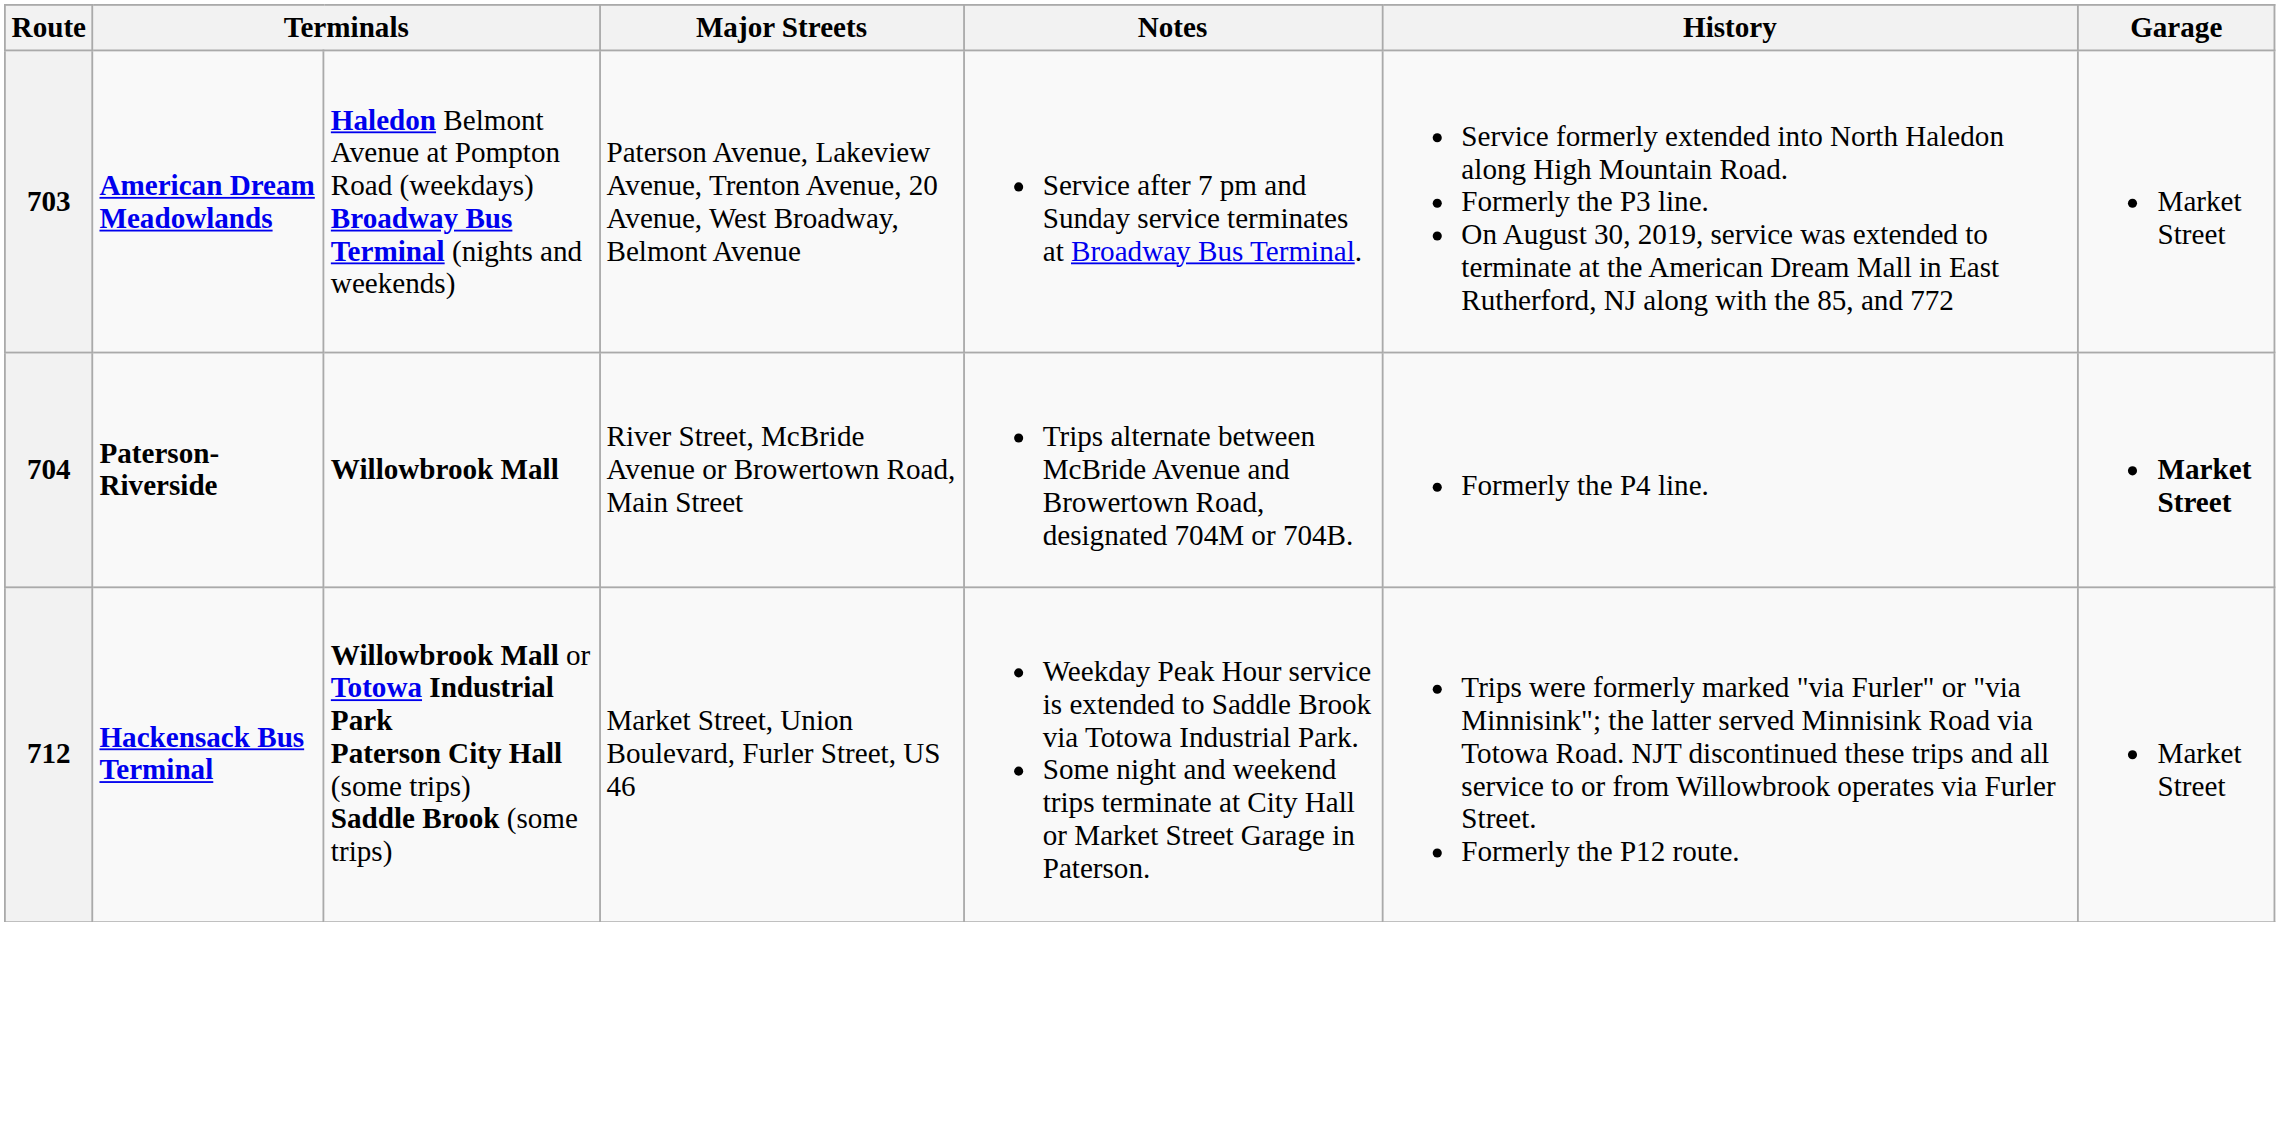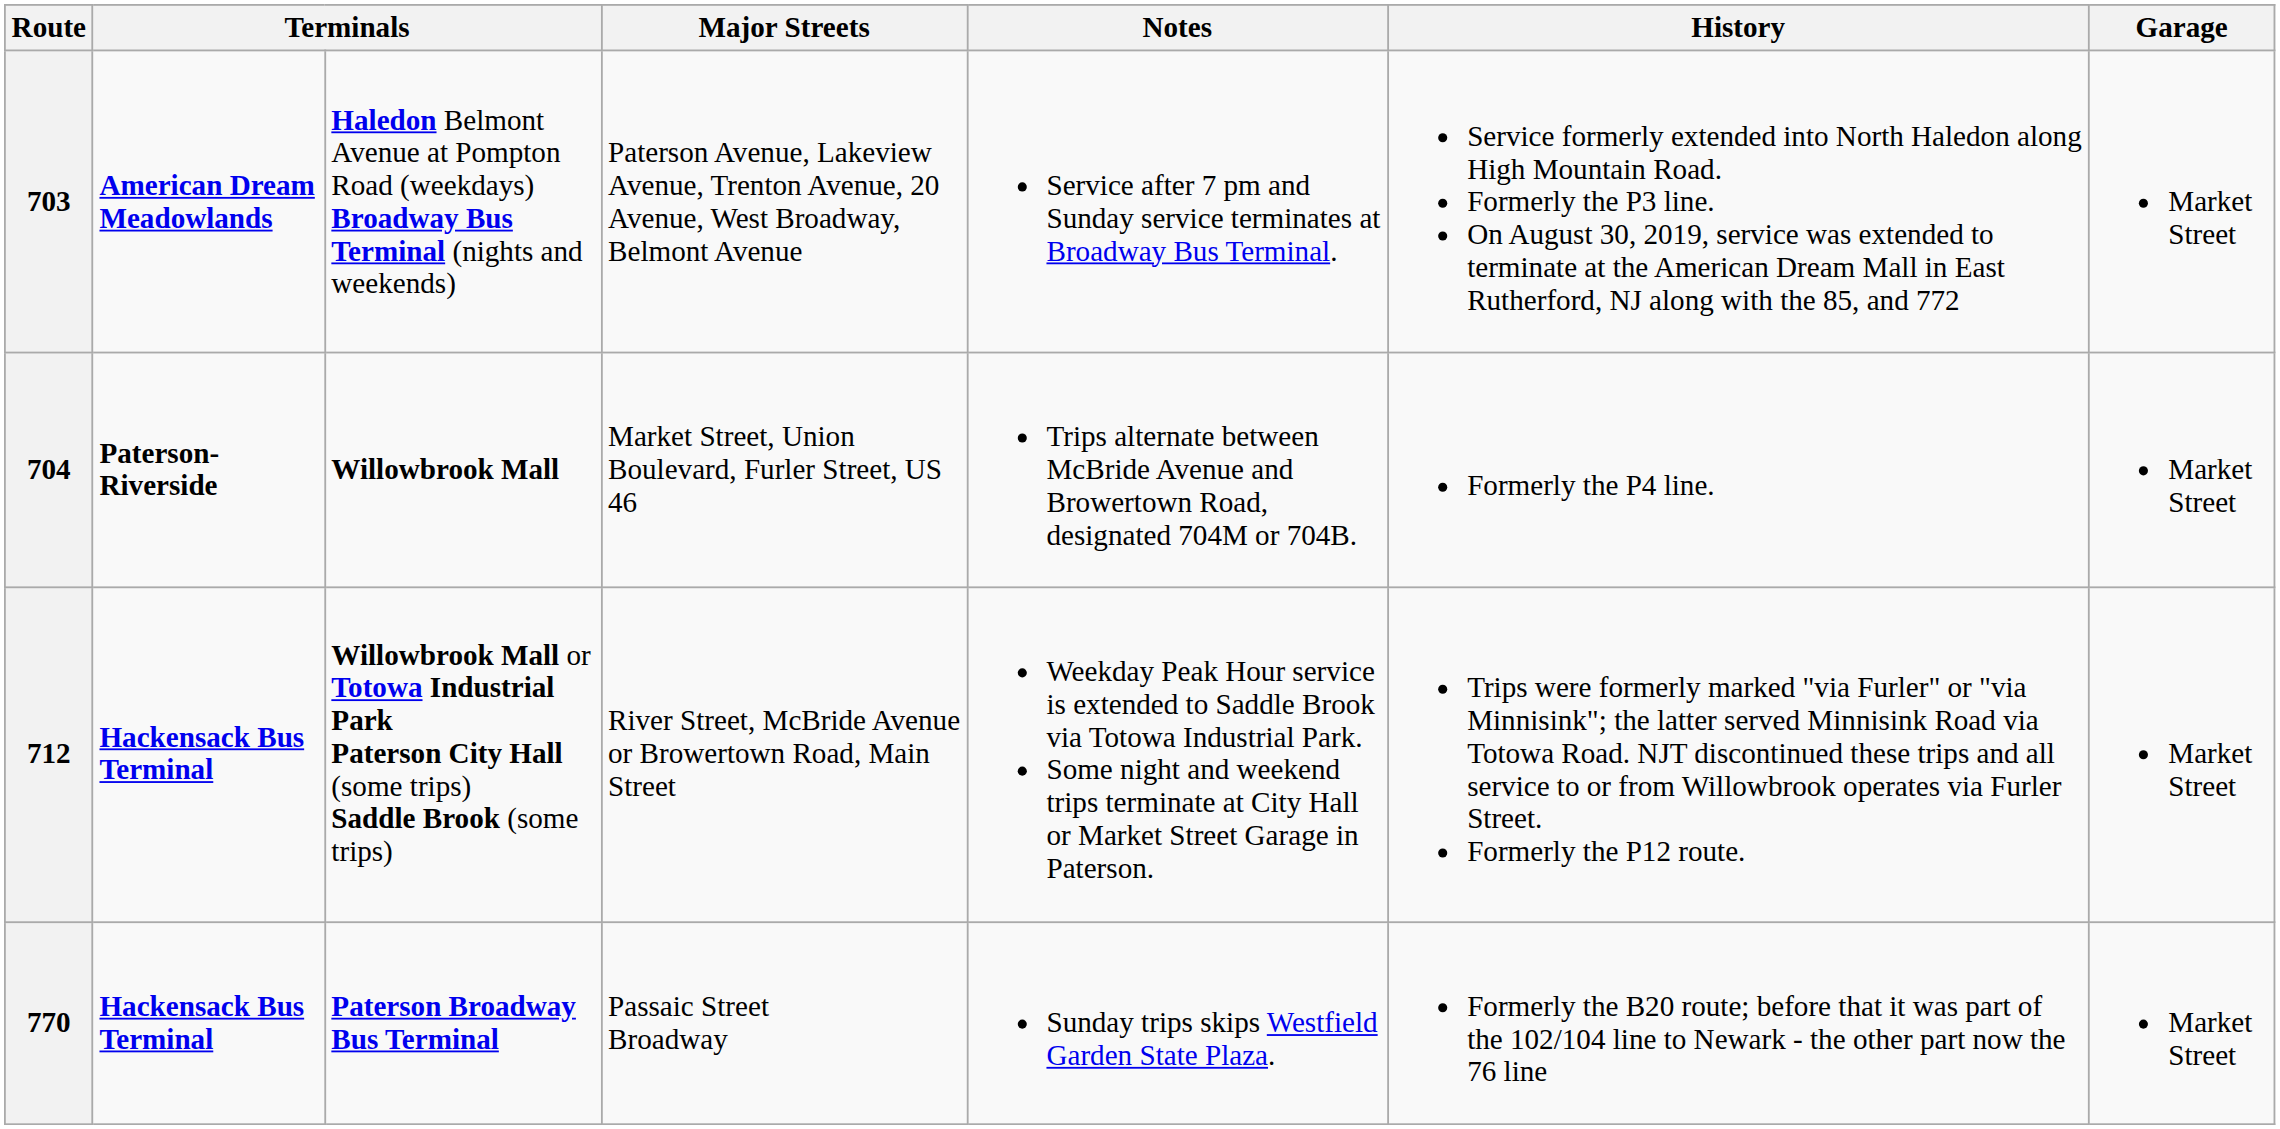(781, 469) River Street, McBride Avenue or Browertown Road, Main Street -> (775, 469) Market Street, Union Boulevard, Furler Street, US 46
(2176, 486) bold -> (2182, 486) normal
(773, 753) Market Street, Union Boulevard, Furler Street, US 46 -> (784, 753) River Street, McBride Avenue or Browertown Road, Main Street
+ row: (49, 1022)
